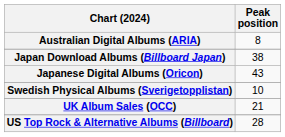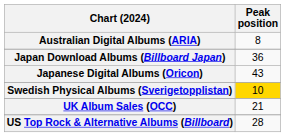(258, 57) 38 -> (258, 57) 36
(258, 90) no background -> (258, 90) gold background
